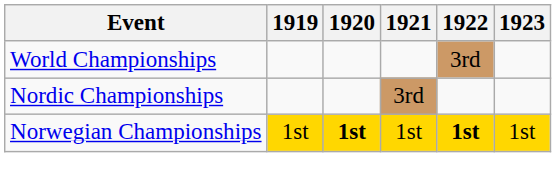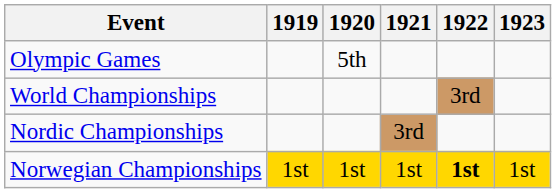+ row: (85, 59)
(352, 132) bold -> (352, 168) normal
